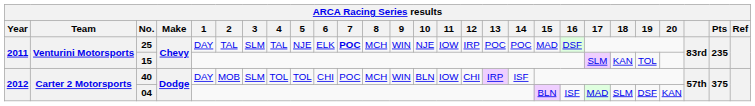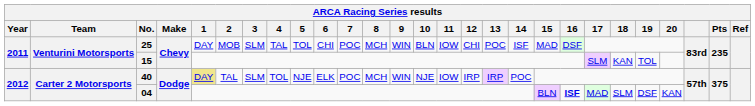(229, 44) TAL -> (229, 44) MOB
(302, 44) NJE -> (302, 44) TOL
(325, 44) ELK -> (325, 44) CHI
(350, 44) bold -> (350, 44) normal
(425, 44) NJE -> (425, 44) BLN
(472, 44) IRP -> (472, 44) CHI
(521, 44) POC -> (521, 44) ISF
(204, 77) no background -> (204, 77) khaki background
(229, 77) MOB -> (229, 77) TAL
(302, 77) TOL -> (302, 77) NJE
(325, 77) CHI -> (325, 77) ELK
(425, 77) BLN -> (425, 77) NJE
(472, 77) CHI -> (472, 77) IRP
(521, 77) ISF -> (521, 77) POC
(572, 93) normal -> (572, 93) bold
